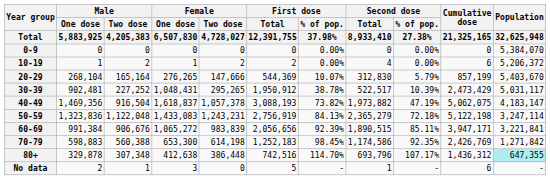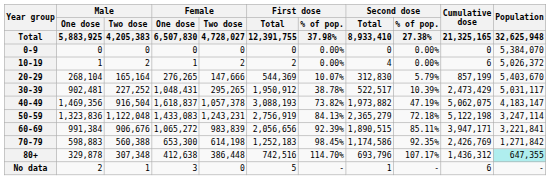(522, 63) 5,206,372 -> (522, 63) 5,026,372
